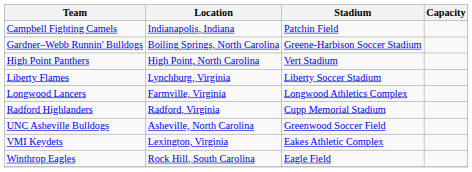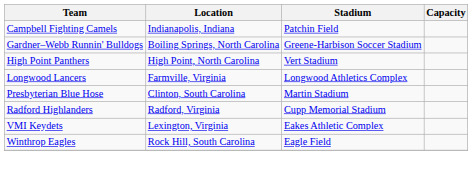- row: (38, 77)
+ row: (55, 93)
- row: (58, 126)
